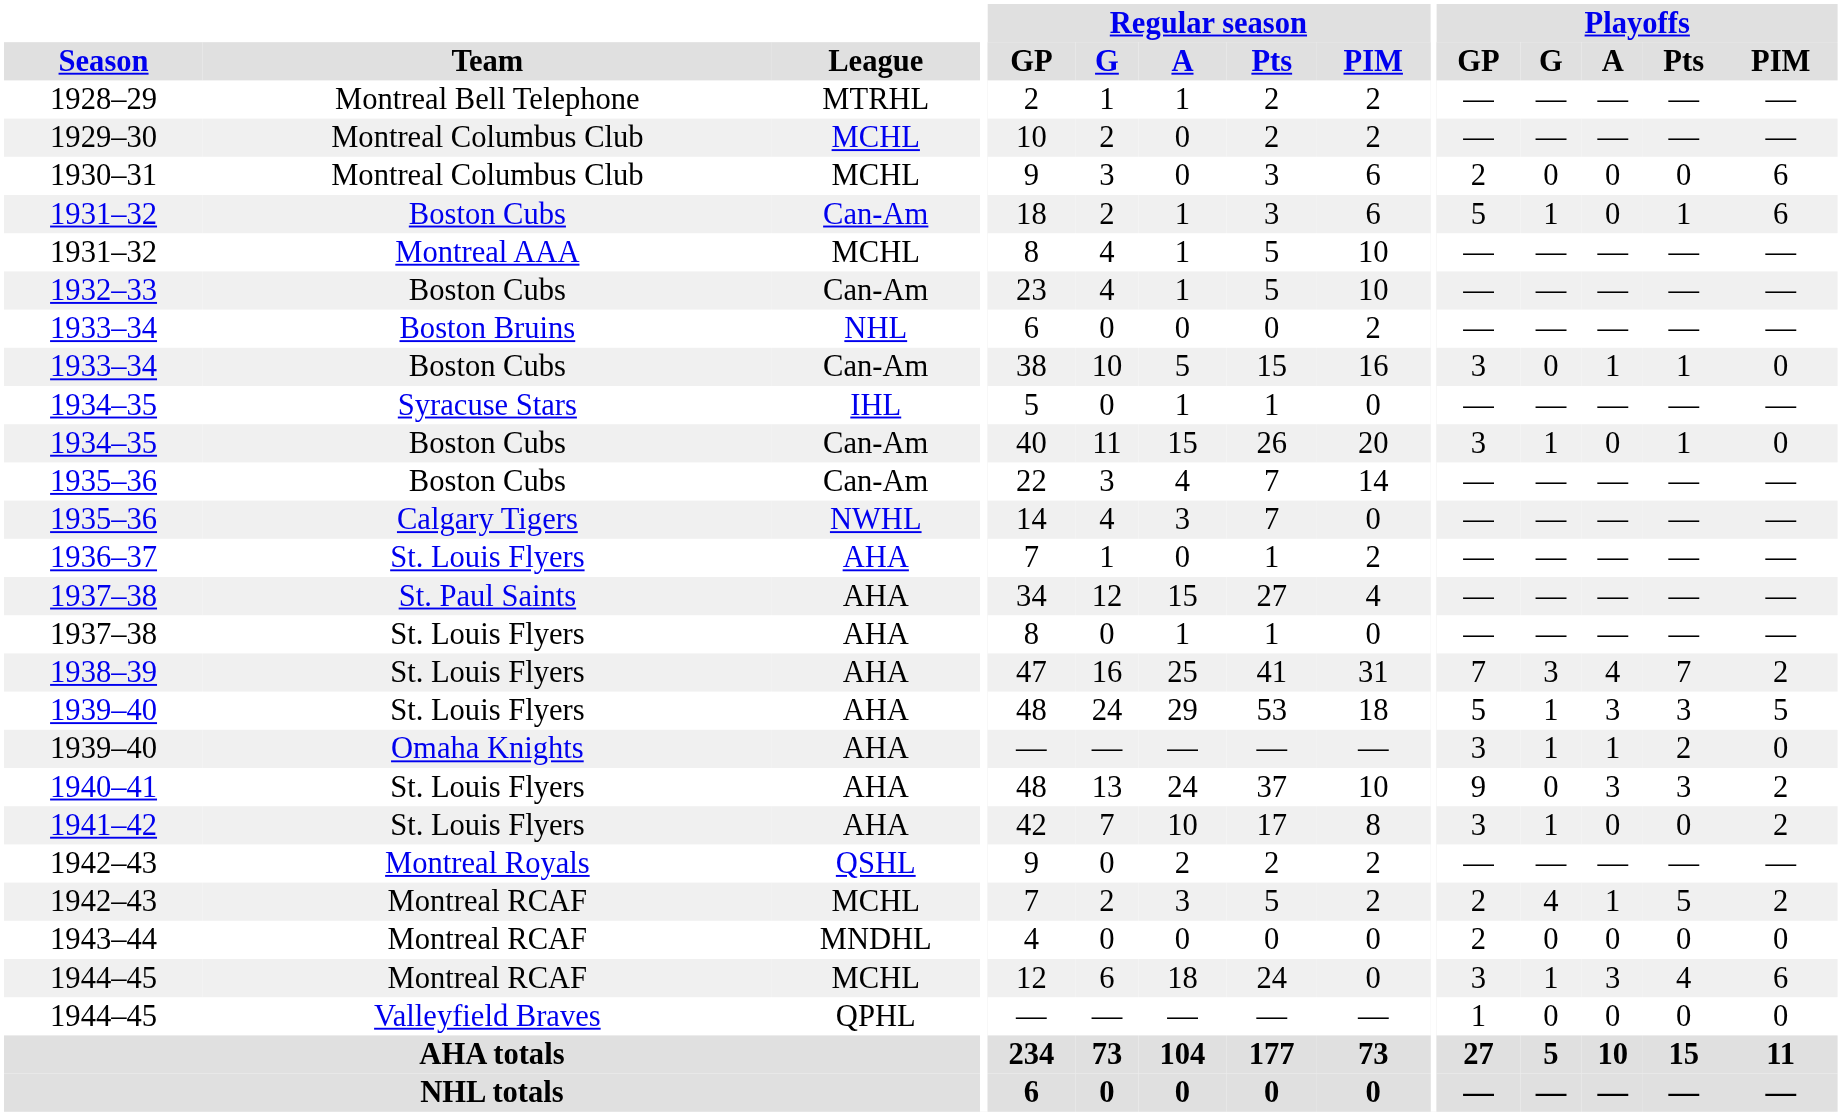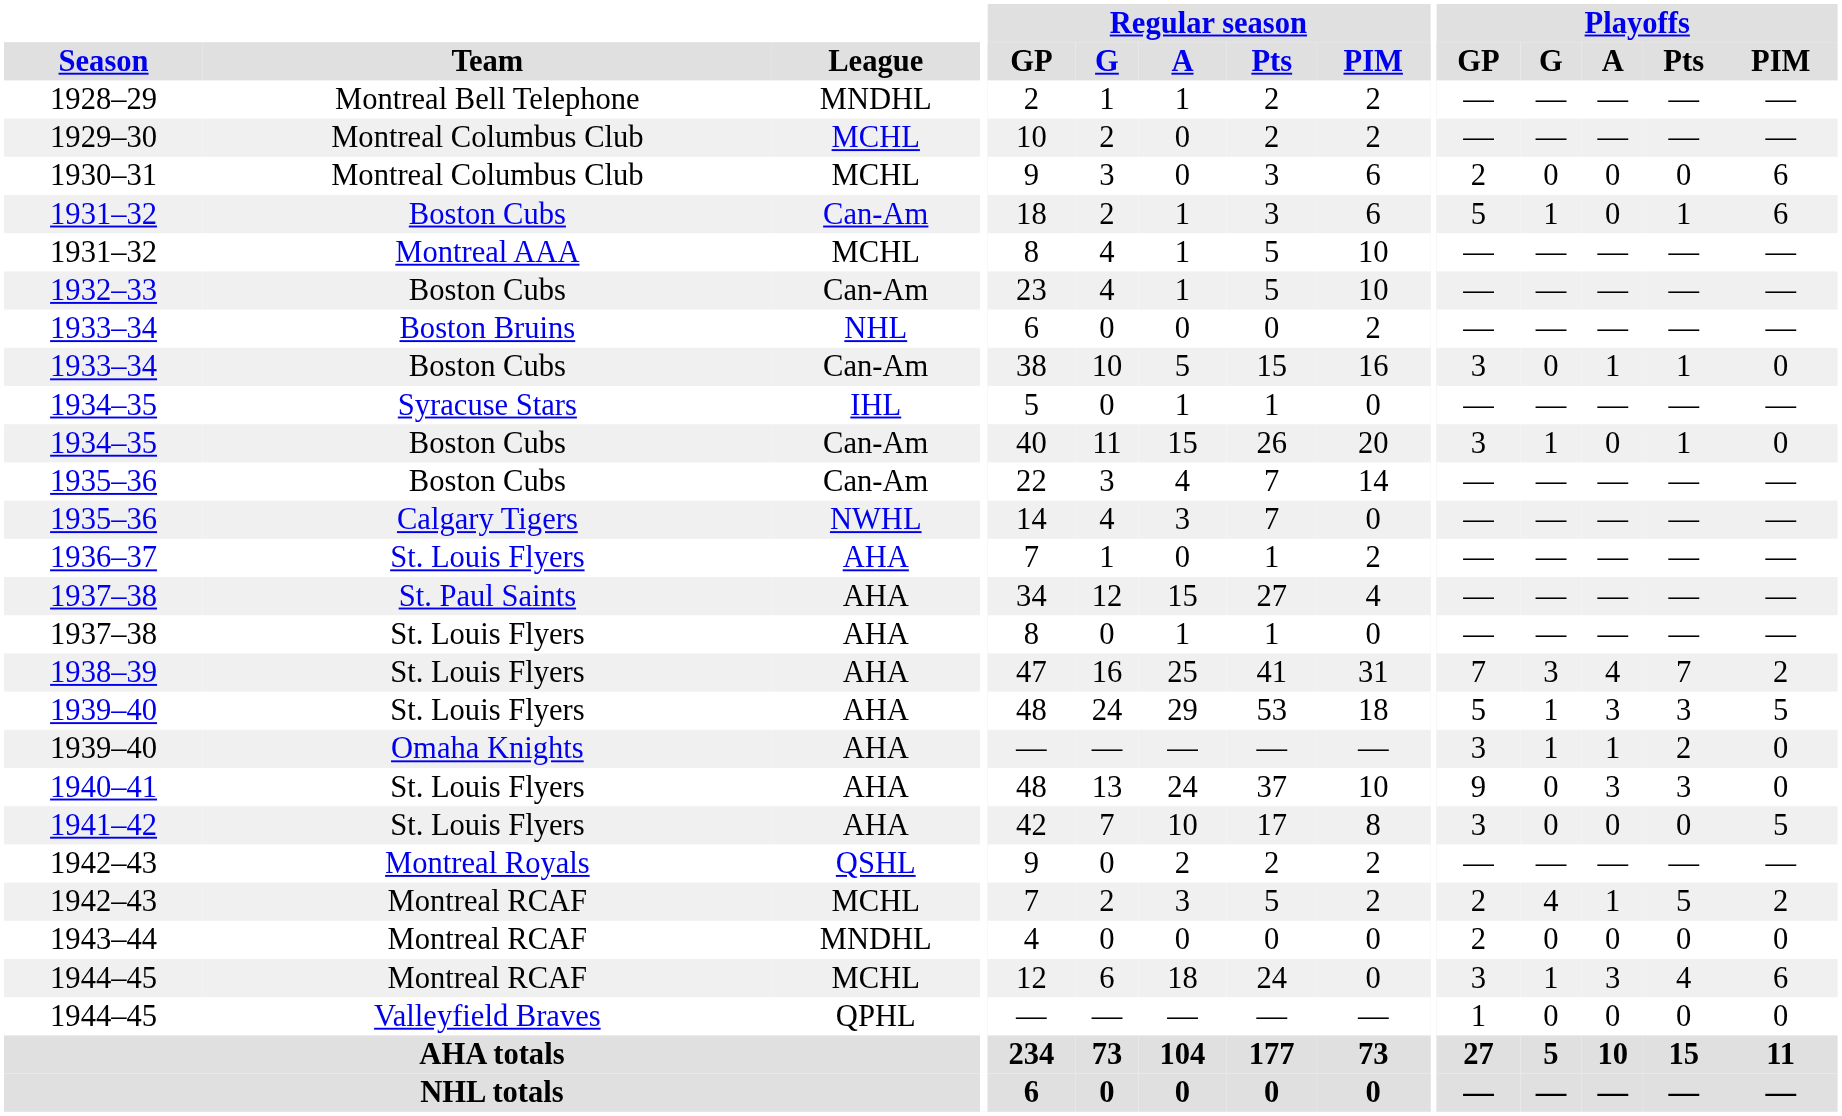(876, 99) MTRHL -> (876, 99) MNDHL
(1781, 786) 2 -> (1781, 786) 0
(1551, 824) 1 -> (1551, 824) 0
(1781, 824) 2 -> (1781, 824) 5
